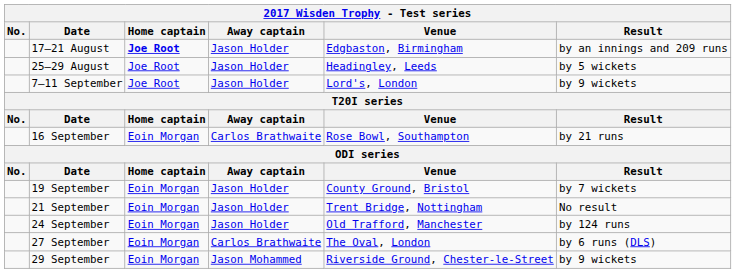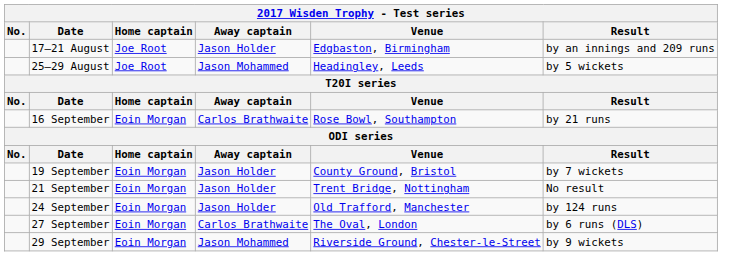(154, 48) bold -> (141, 48) normal
(250, 66) Jason Holder -> (243, 66) Jason Mohammed
- row: (77, 84)
